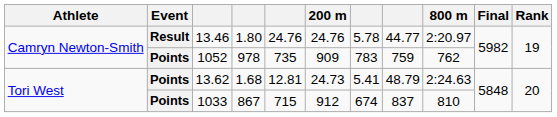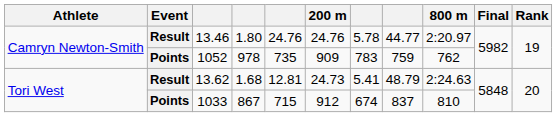(170, 80) Points -> (170, 80) Result
